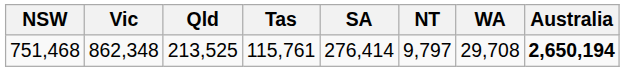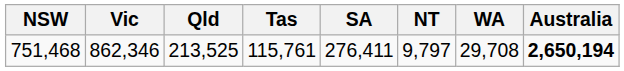(124, 50) 862,348 -> (125, 50) 862,346
(359, 50) 276,414 -> (359, 50) 276,411
